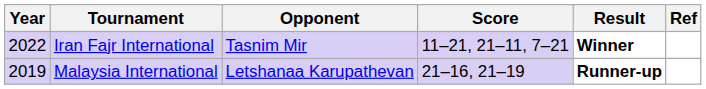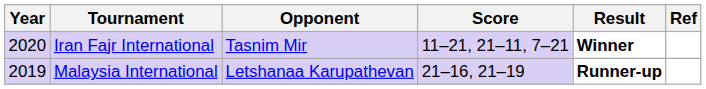(27, 45) 2022 -> (27, 45) 2020
